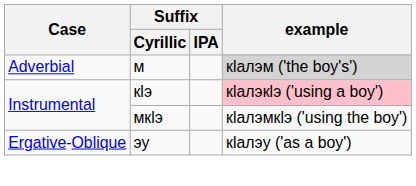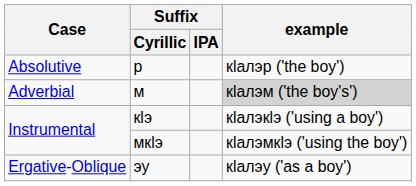+ row: (138, 67)
(305, 92) pink background -> (305, 117) no background
